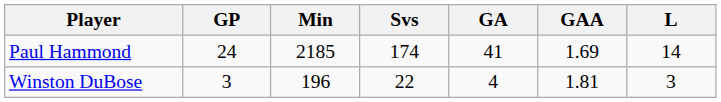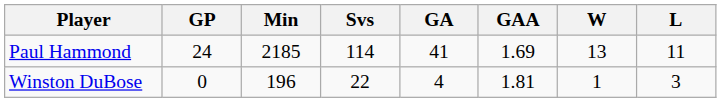+ column: (597, 19)
(404, 50) 174 -> (360, 50) 114
(671, 50) 14 -> (676, 50) 11
(227, 81) 3 -> (202, 81) 0
